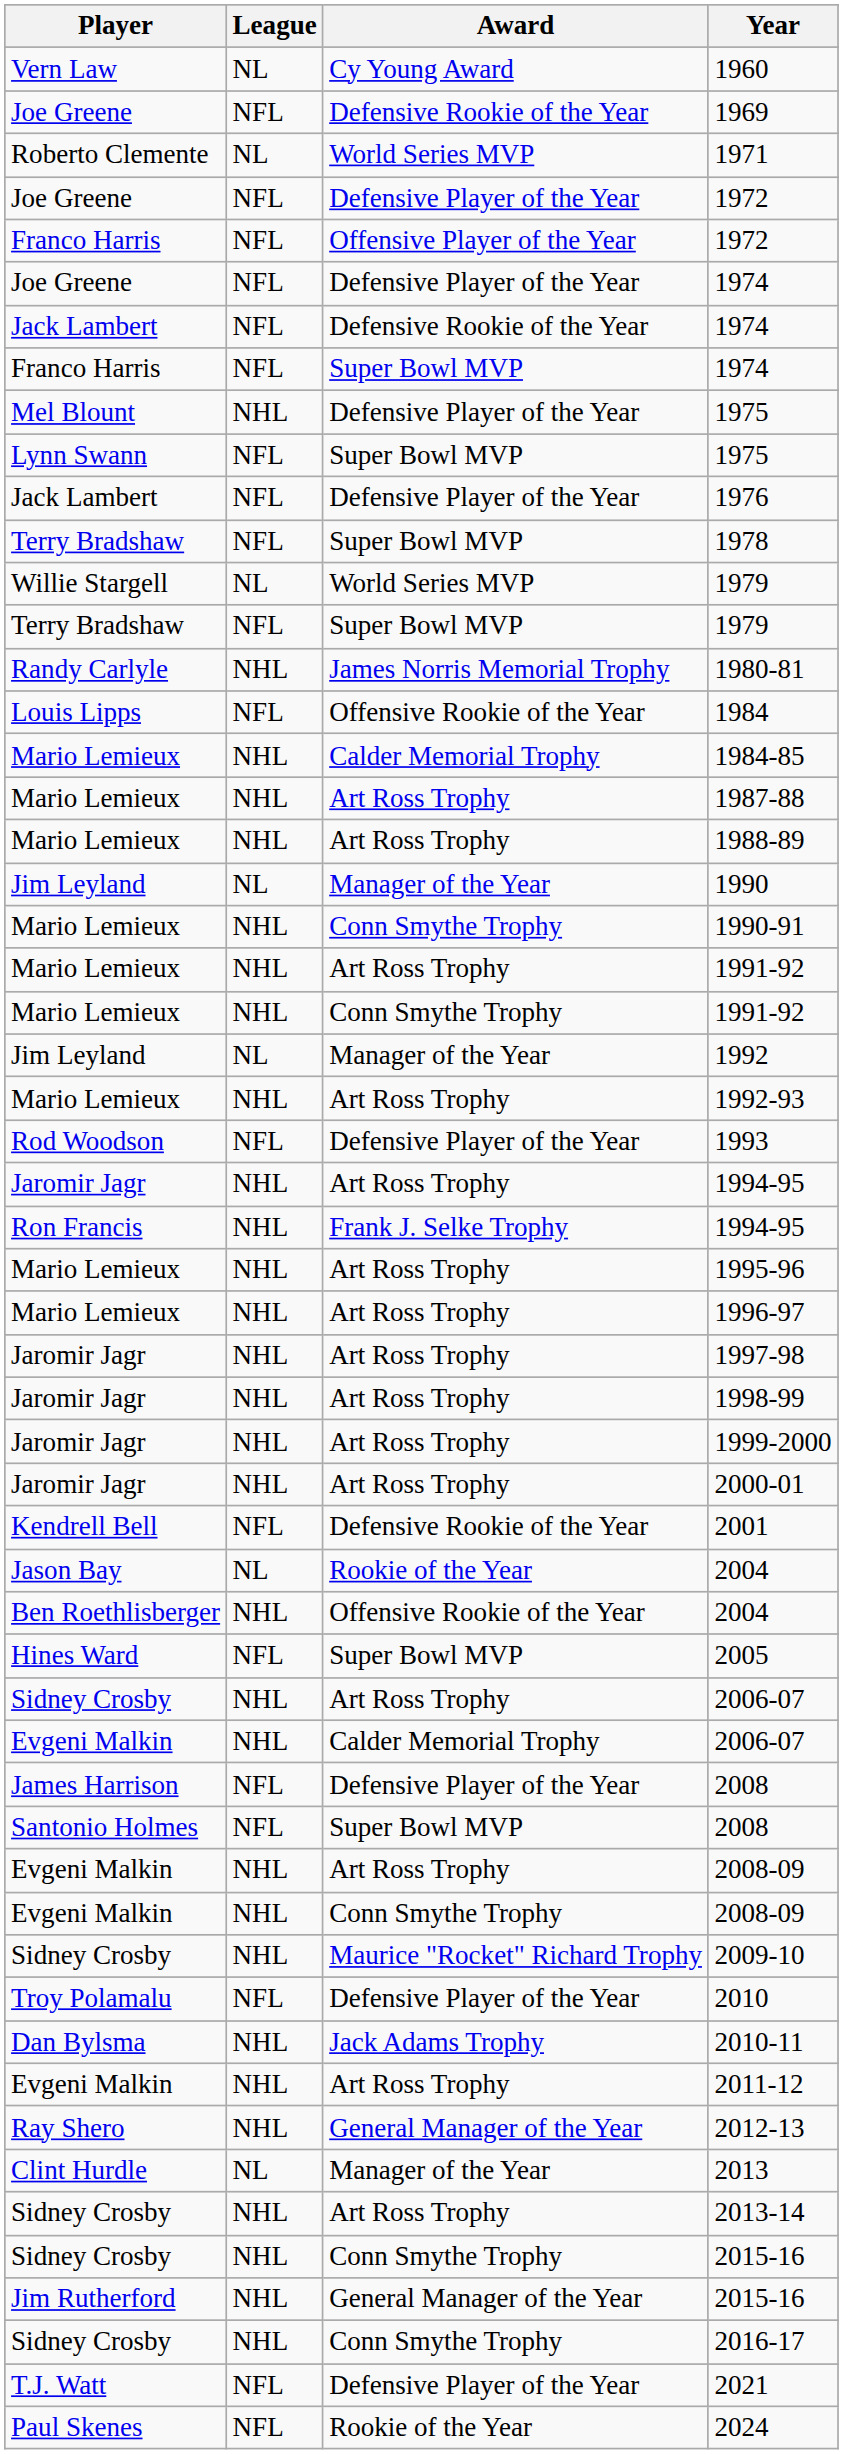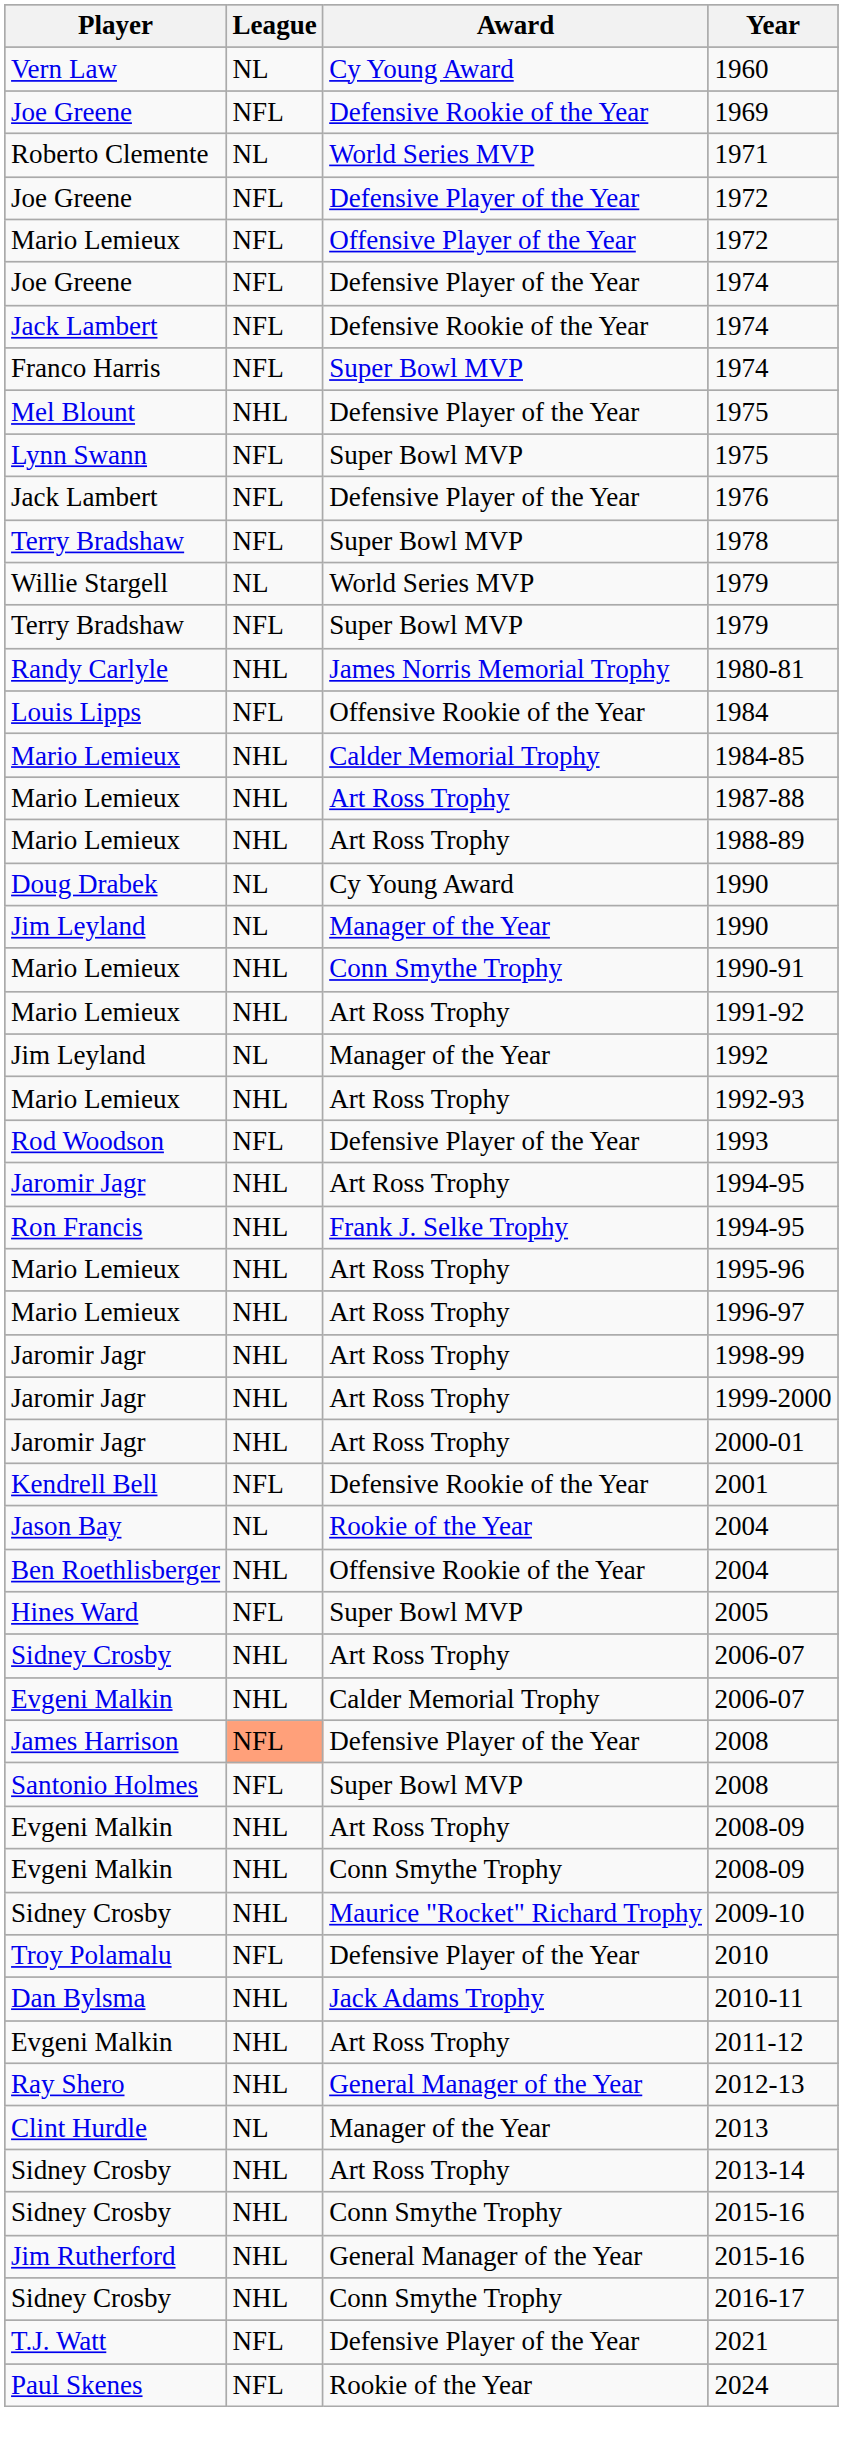(86, 240) Franco Harris -> (96, 240) Mario Lemieux
+ row: (421, 883)
- row: (446, 1012)
- row: (419, 1355)
(258, 1784) no background -> (258, 1741) lightsalmon background
